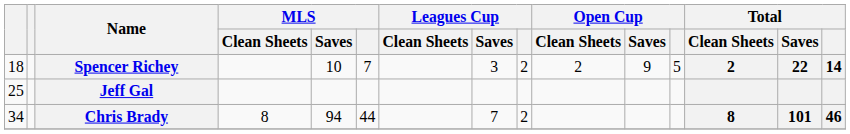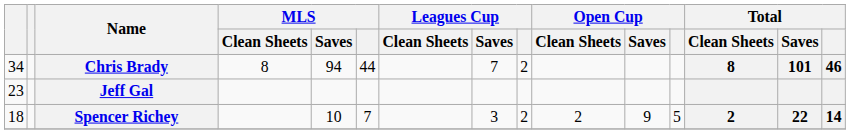rows swapped: (126, 66) <-> (126, 116)
(16, 91) 25 -> (16, 91) 23
